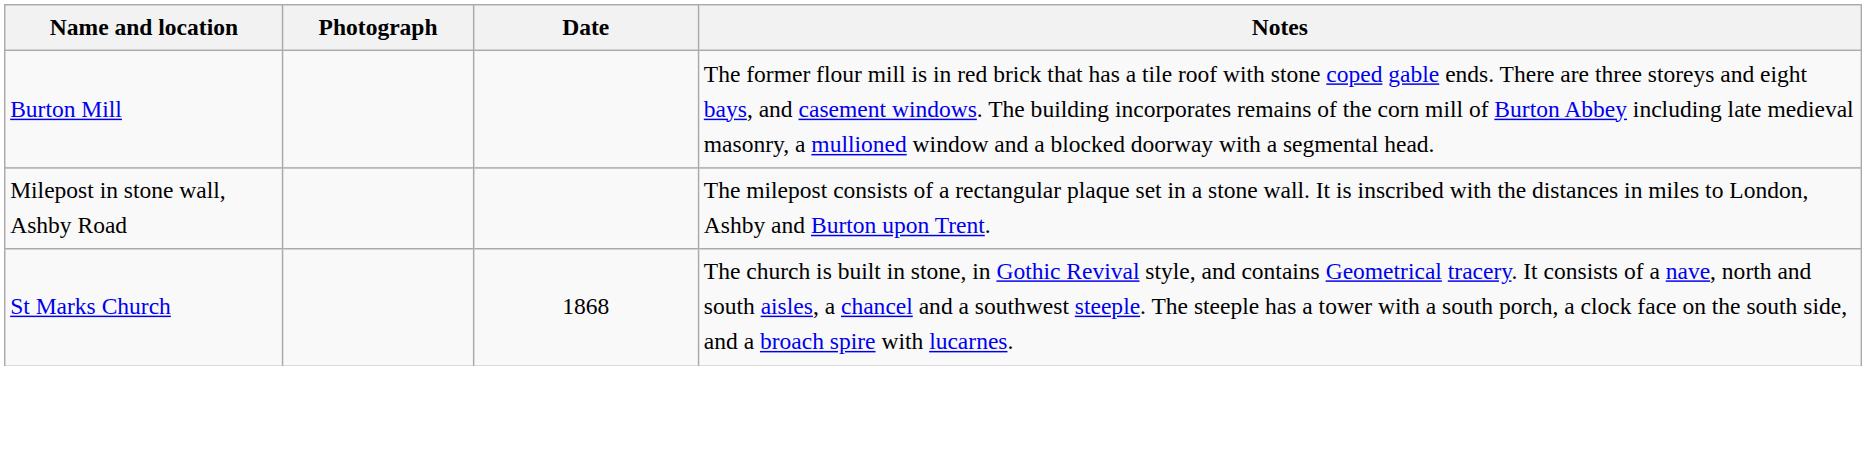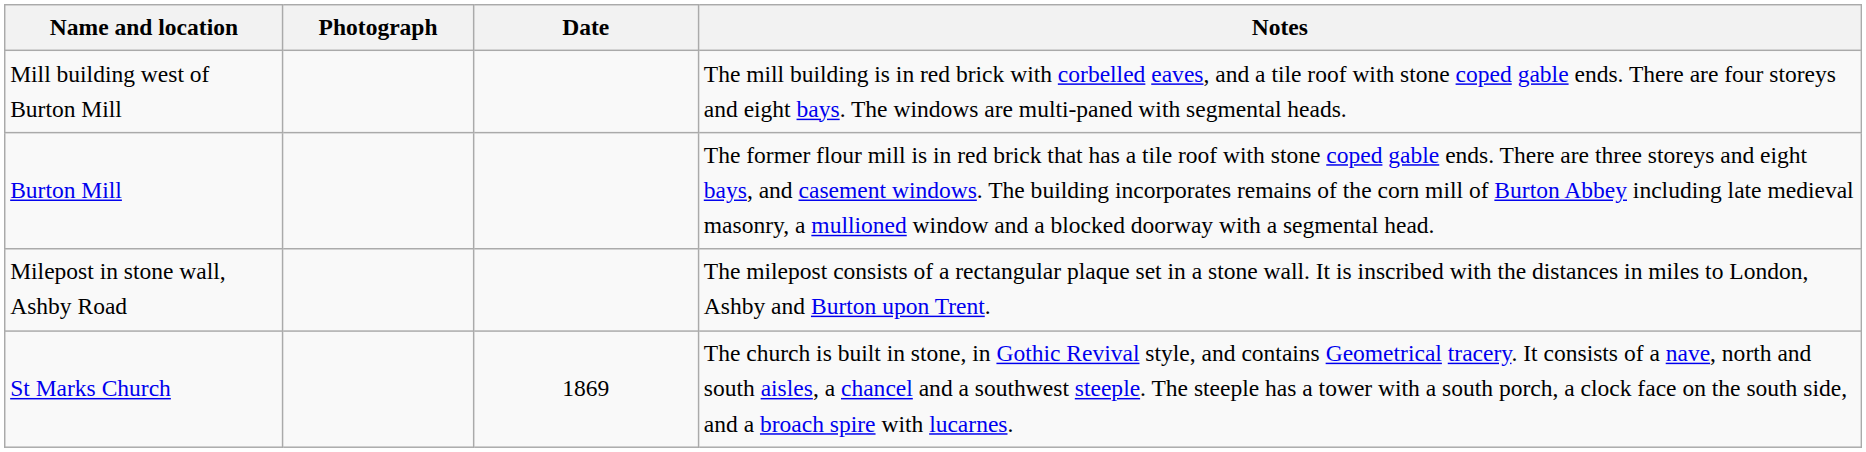+ row: (110, 91)
(586, 307) 1868 -> (586, 388) 1869
